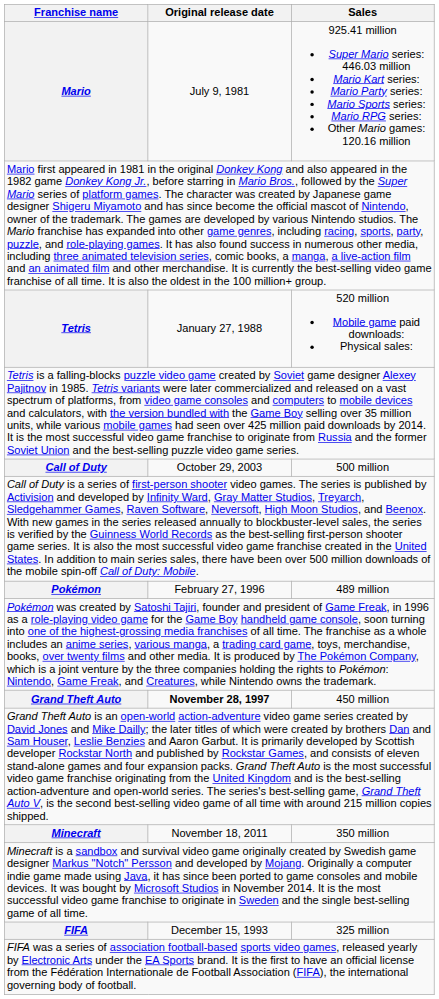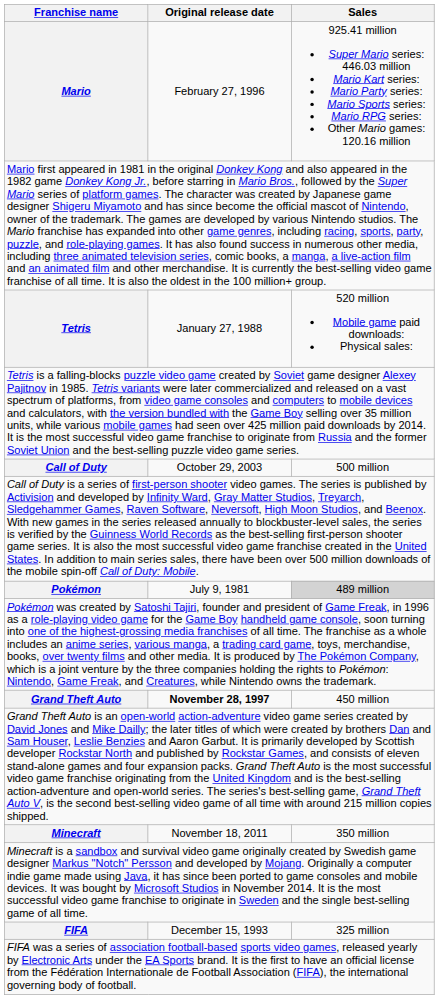(219, 91) July 9, 1981 -> (219, 91) February 27, 1996
(219, 589) February 27, 1996 -> (219, 589) July 9, 1981
(363, 589) no background -> (363, 589) lightgrey background
